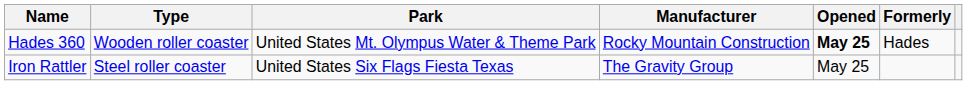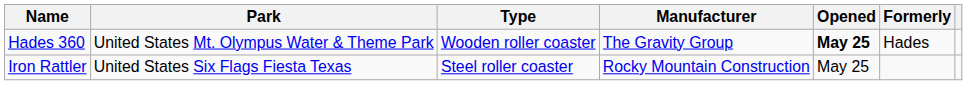columns swapped: (426, 17) <-> (171, 17)
(706, 42) Rocky Mountain Construction -> (668, 42) The Gravity Group
(668, 67) The Gravity Group -> (706, 67) Rocky Mountain Construction
